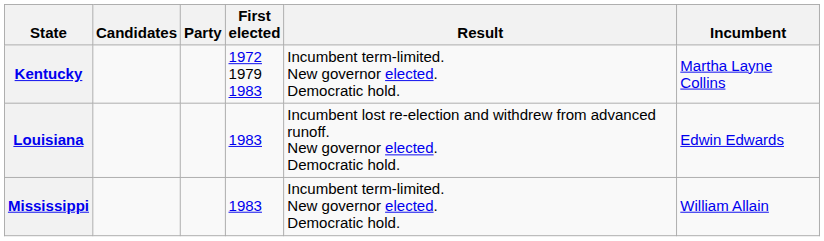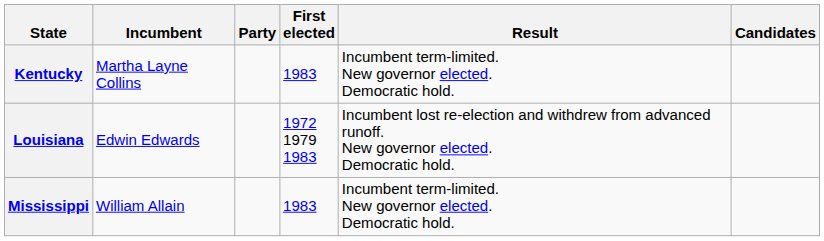columns swapped: (748, 33) <-> (136, 33)
(245, 74) 1972 1979 1983 -> (300, 74) 1983
(245, 140) 1983 -> (300, 140) 1972 1979 1983
